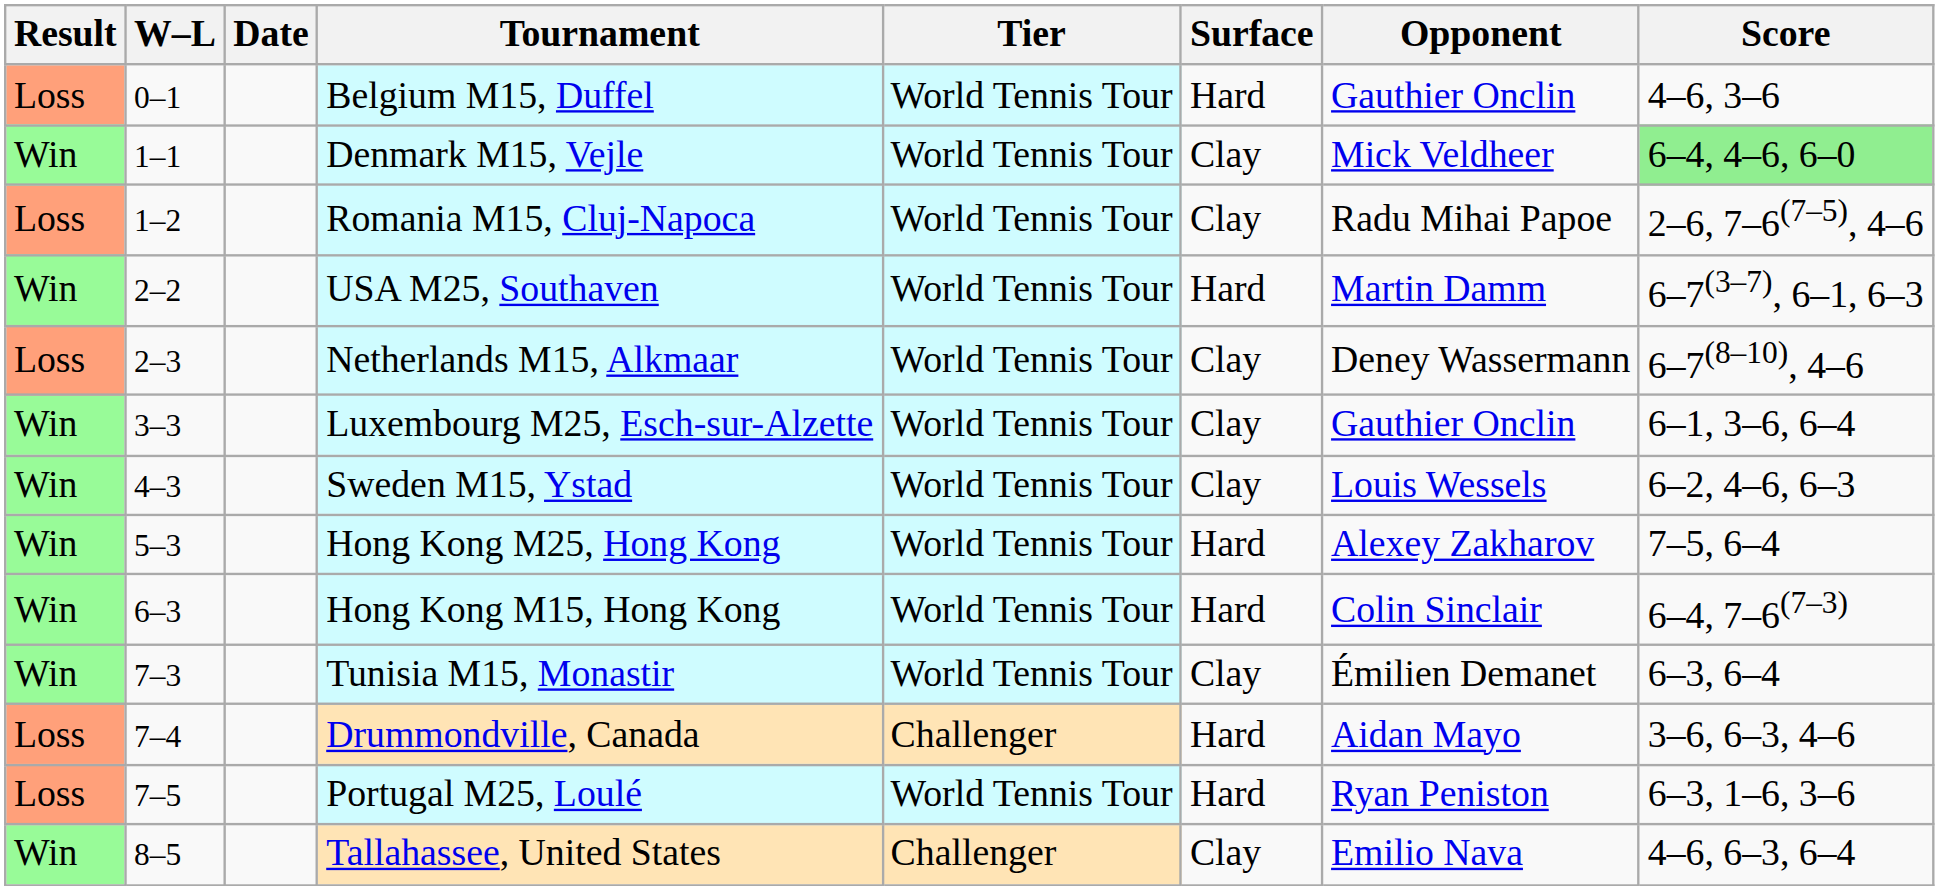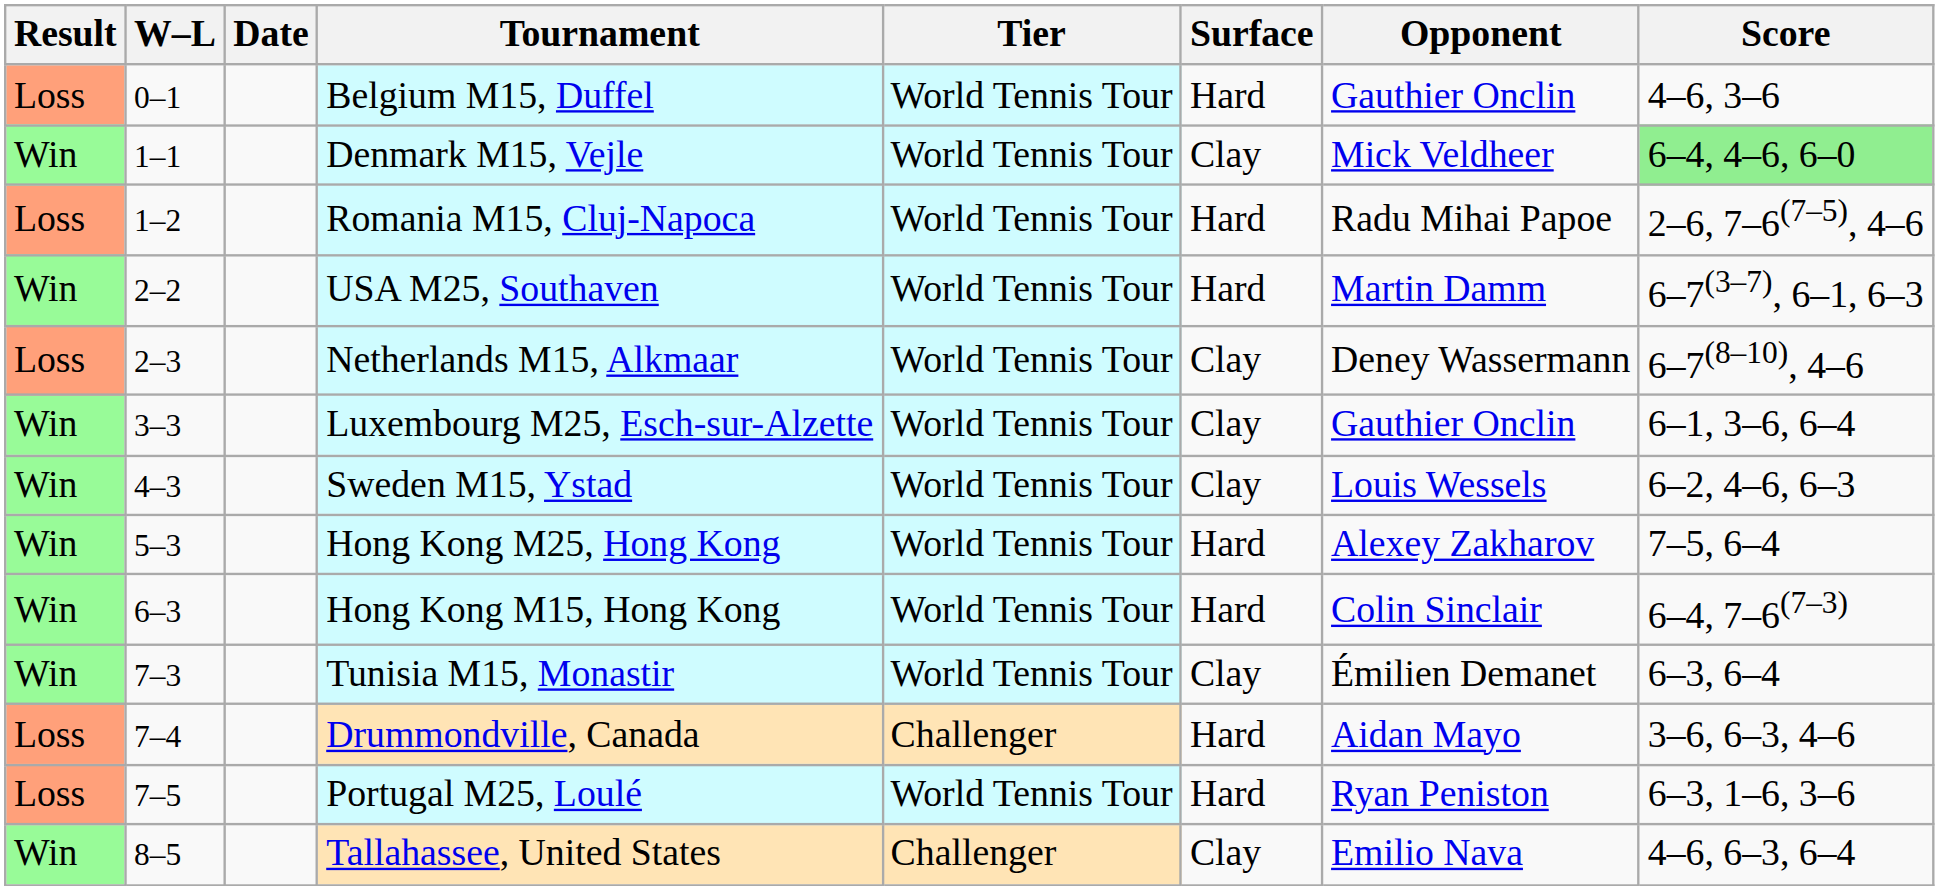(1226, 219) Clay -> (1228, 219) Hard
